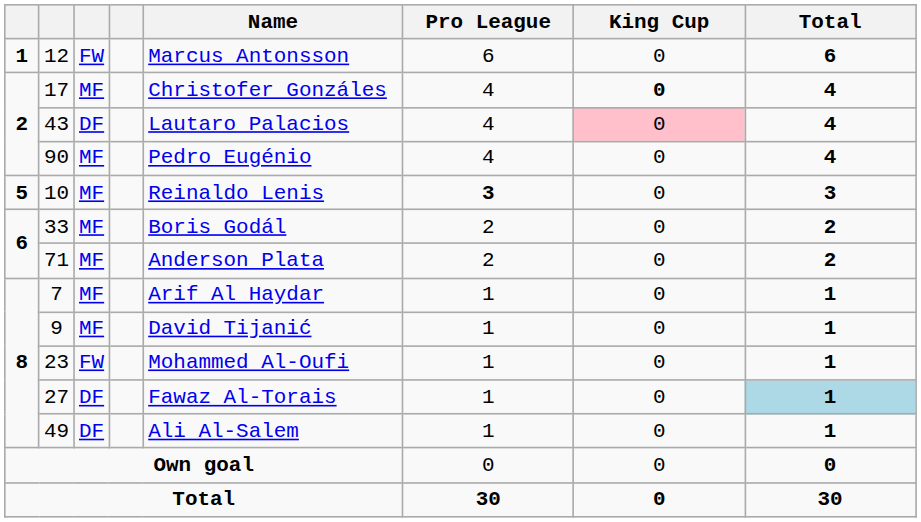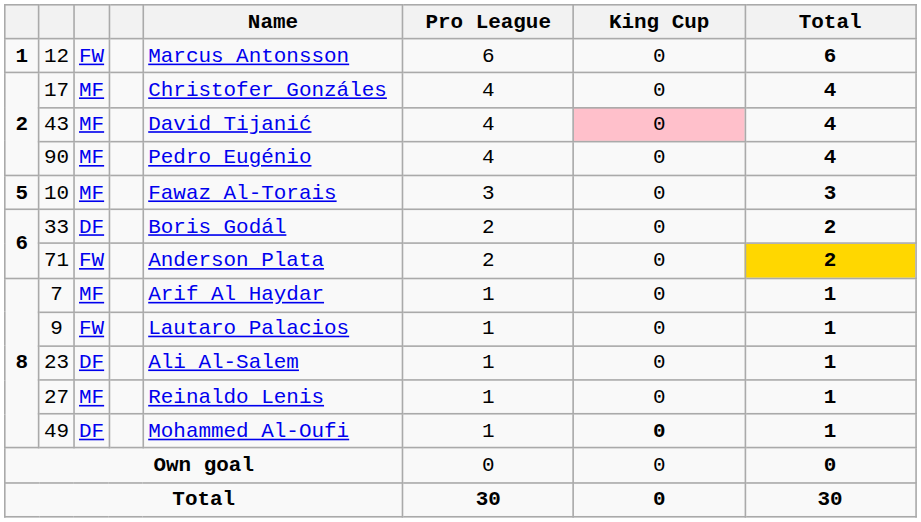(659, 90) bold -> (659, 90) normal
(92, 124) DF -> (92, 124) MF
(249, 124) Lautaro Palacios -> (230, 124) David Tijanić
(236, 192) Reinaldo Lenis -> (242, 192) Fawaz Al-Torais
(488, 192) bold -> (488, 192) normal
(92, 227) MF -> (92, 227) DF
(92, 261) MF -> (92, 261) FW
(830, 261) no background -> (830, 261) gold background
(92, 329) MF -> (92, 329) FW
(230, 329) David Tijanić -> (249, 329) Lautaro Palacios
(92, 363) FW -> (92, 363) DF
(249, 363) Mohammed Al-Oufi -> (224, 363) Ali Al-Salem
(92, 397) DF -> (92, 397) MF
(242, 397) Fawaz Al-Torais -> (236, 397) Reinaldo Lenis
(830, 397) lightblue background -> (830, 397) no background
(224, 431) Ali Al-Salem -> (249, 431) Mohammed Al-Oufi
(659, 431) normal -> (659, 431) bold
